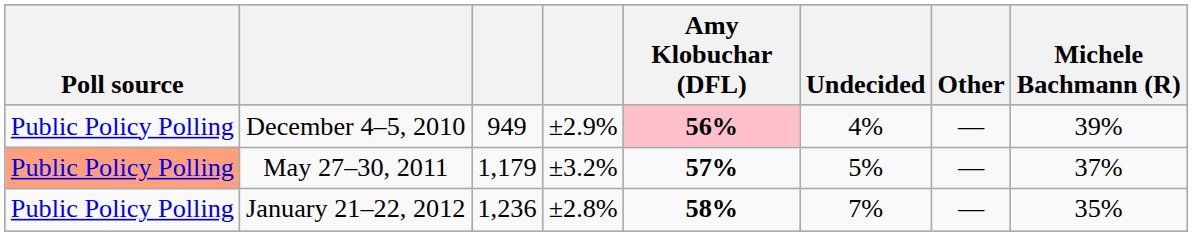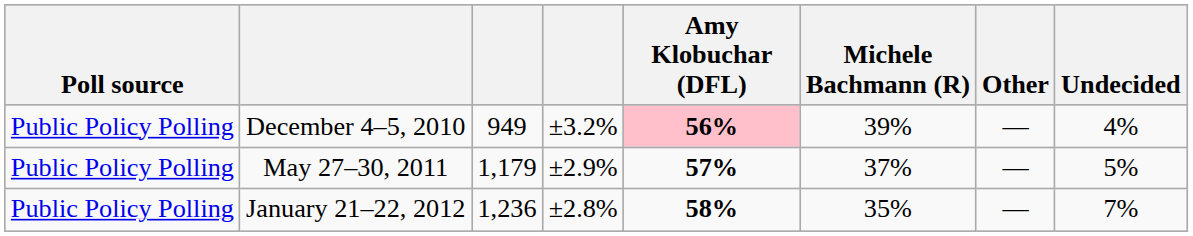columns swapped: (1099, 69) <-> (866, 84)
(583, 125) ±2.9% -> (583, 125) ±3.2%
(122, 167) lightsalmon background -> (122, 167) no background
(583, 167) ±3.2% -> (583, 167) ±2.9%
